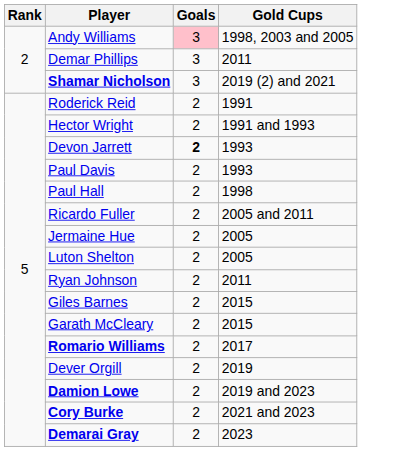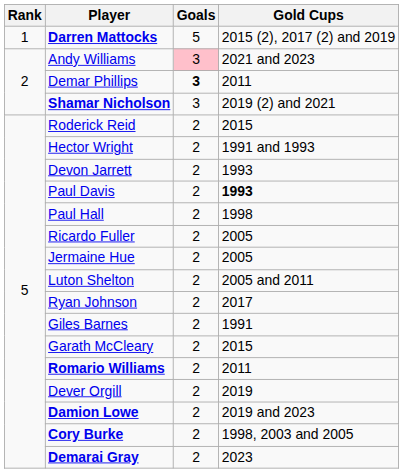+ row: (103, 37)
(288, 37) 1998, 2003 and 2005 -> (268, 59) 2021 and 2023
(196, 59) normal -> (196, 81) bold
(237, 103) 1991 -> (237, 125) 2015
(196, 147) bold -> (196, 170) normal
(237, 170) normal -> (237, 192) bold
(268, 214) 2005 and 2011 -> (237, 236) 2005
(237, 258) 2005 -> (268, 280) 2005 and 2011
(237, 280) 2011 -> (237, 302) 2017
(237, 302) 2015 -> (237, 324) 1991
(237, 346) 2017 -> (237, 368) 2011
(268, 412) 2021 and 2023 -> (288, 434) 1998, 2003 and 2005
